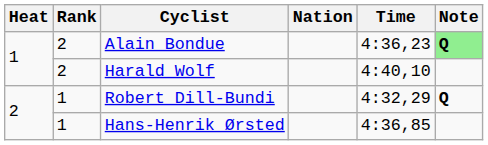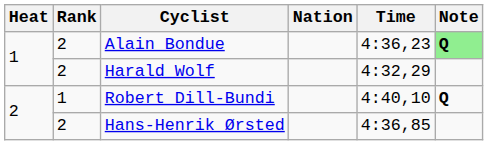(396, 72) 4:40,10 -> (396, 72) 4:32,29
(396, 99) 4:32,29 -> (396, 99) 4:40,10
(62, 126) 1 -> (62, 126) 2
